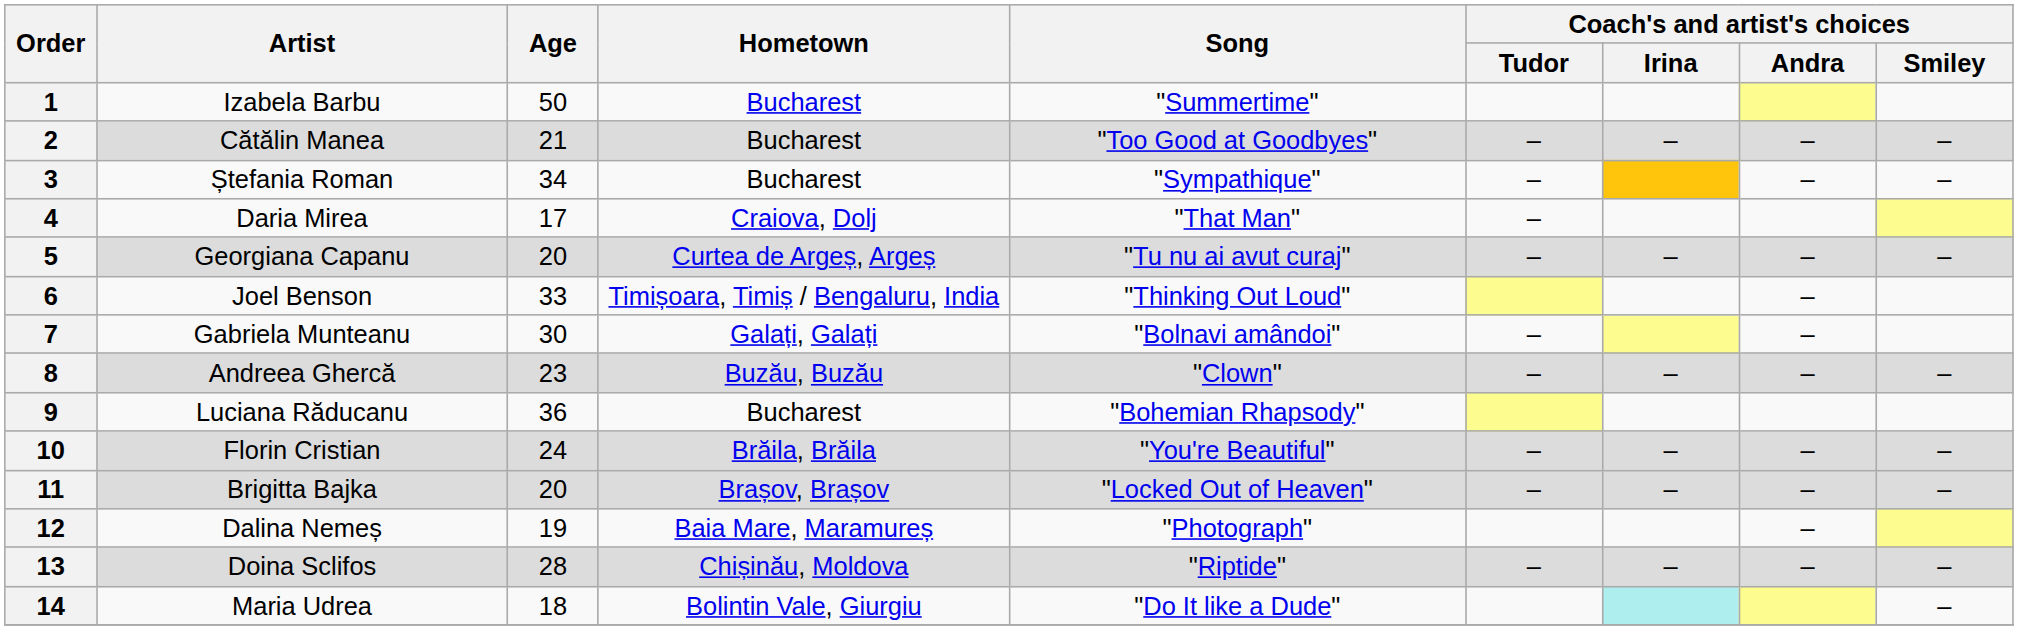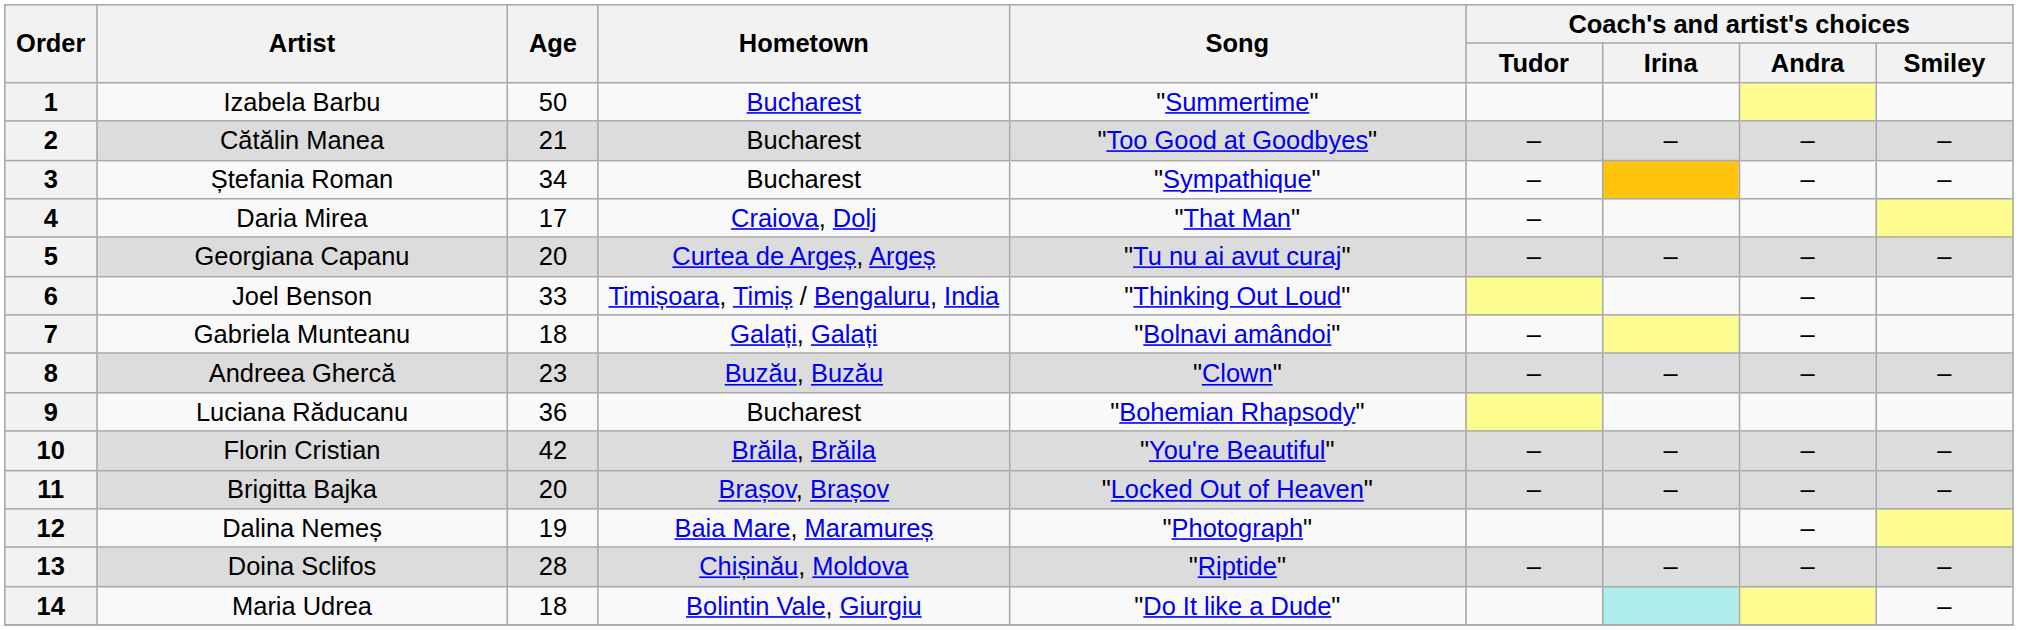(553, 334) 30 -> (553, 334) 18
(553, 450) 24 -> (553, 450) 42
